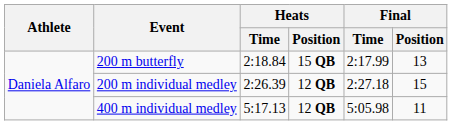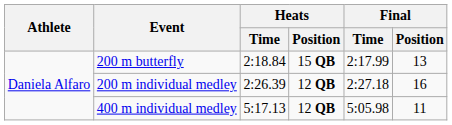(420, 85) 15 -> (420, 85) 16
